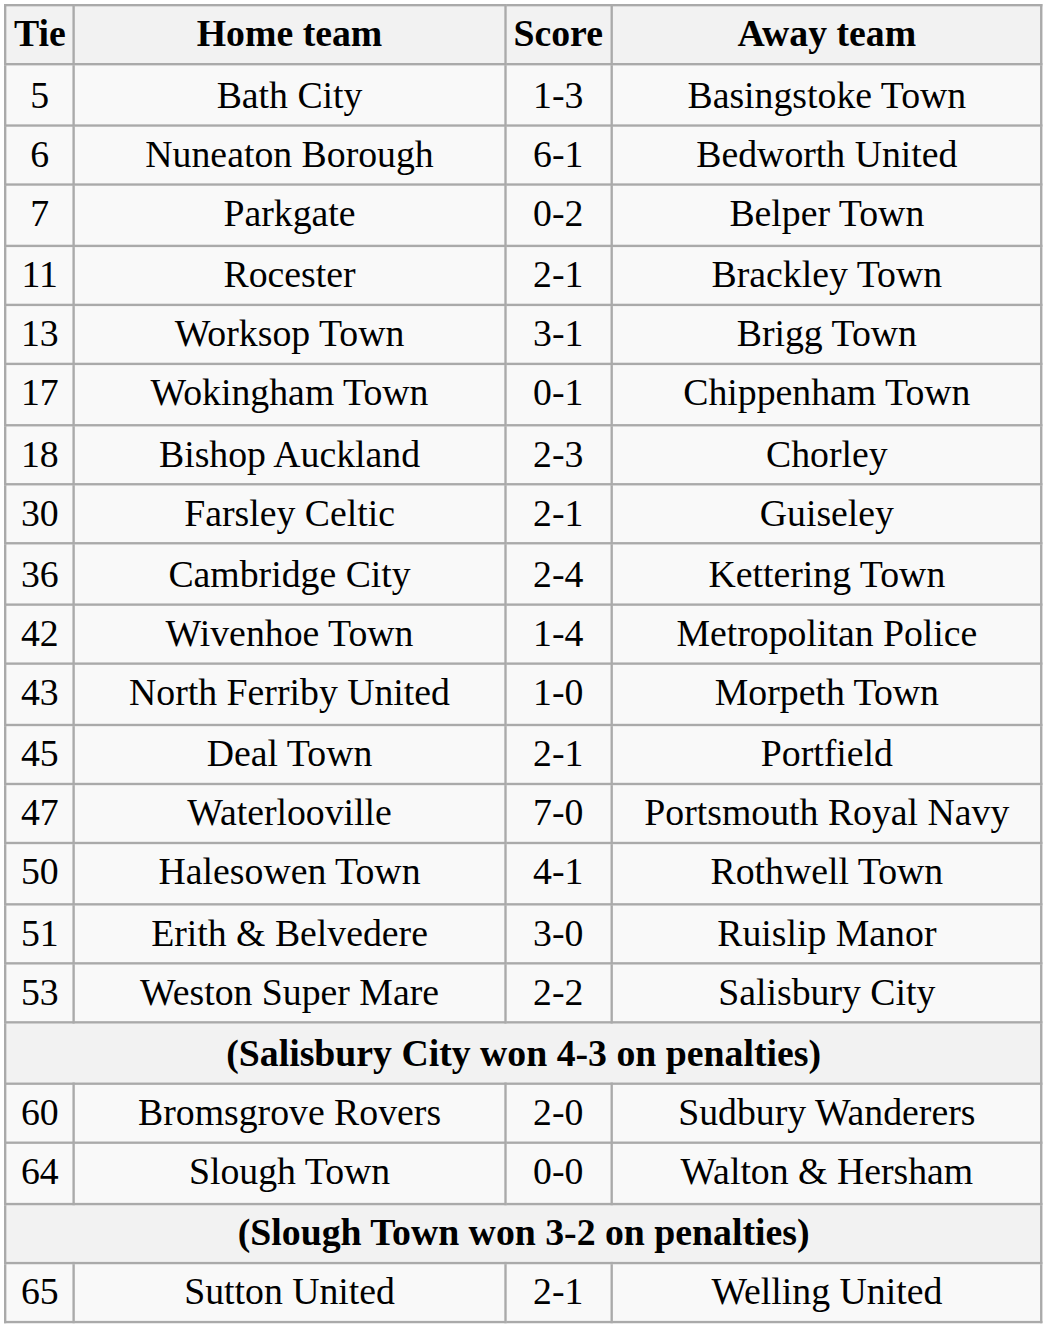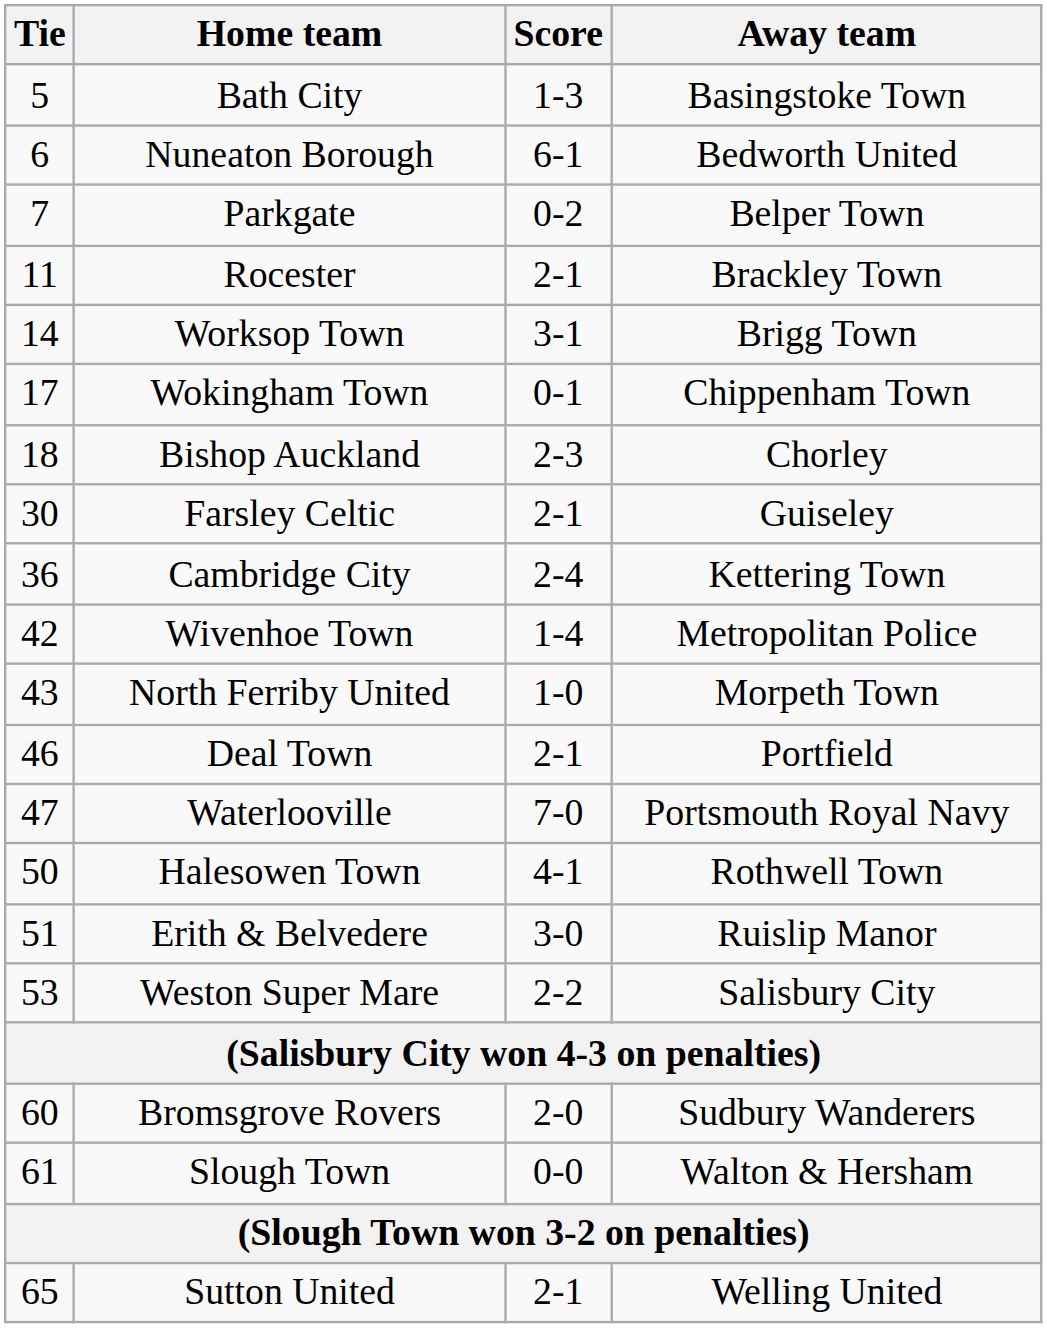(40, 333) 13 -> (40, 333) 14
(40, 753) 45 -> (40, 753) 46
(40, 1172) 64 -> (40, 1172) 61
